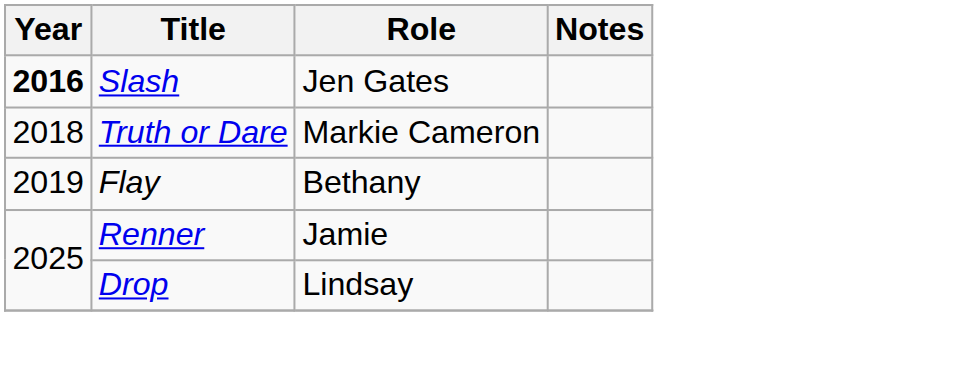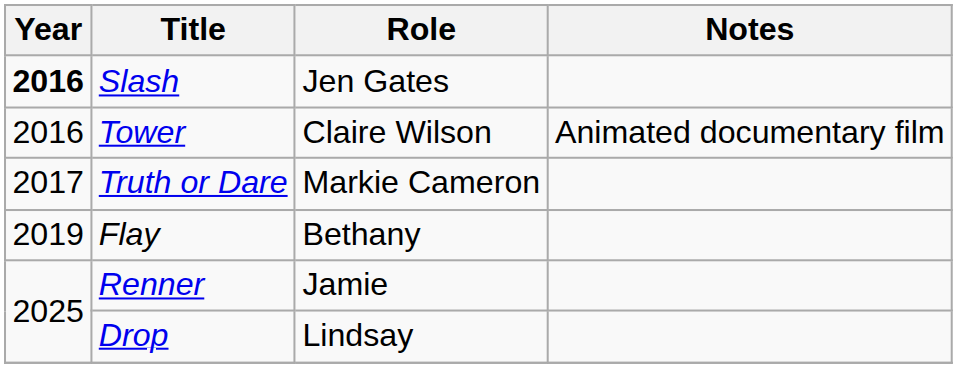+ row: (142, 132)
(48, 132) 2018 -> (48, 183) 2017
